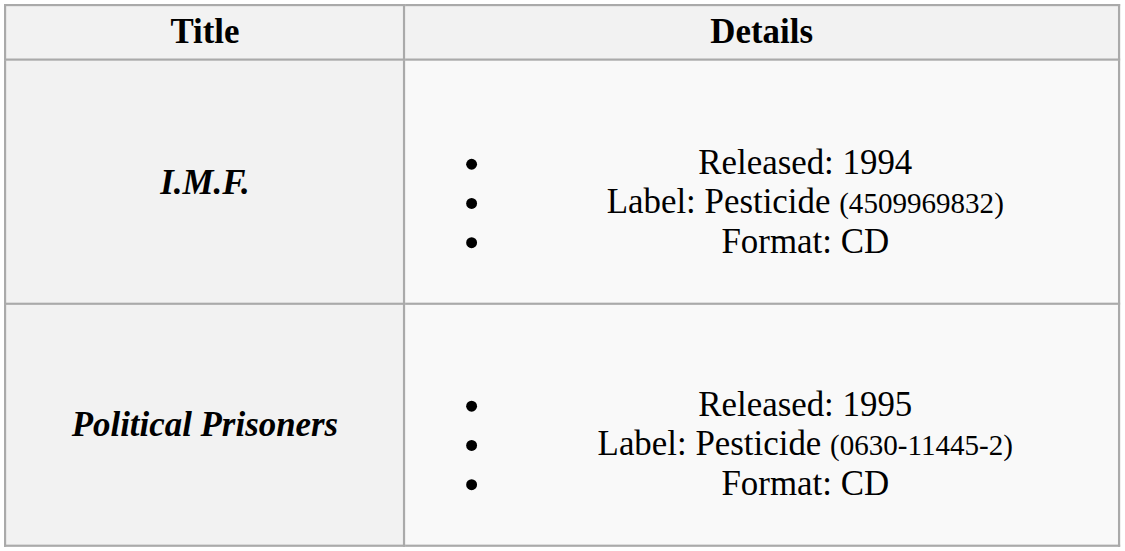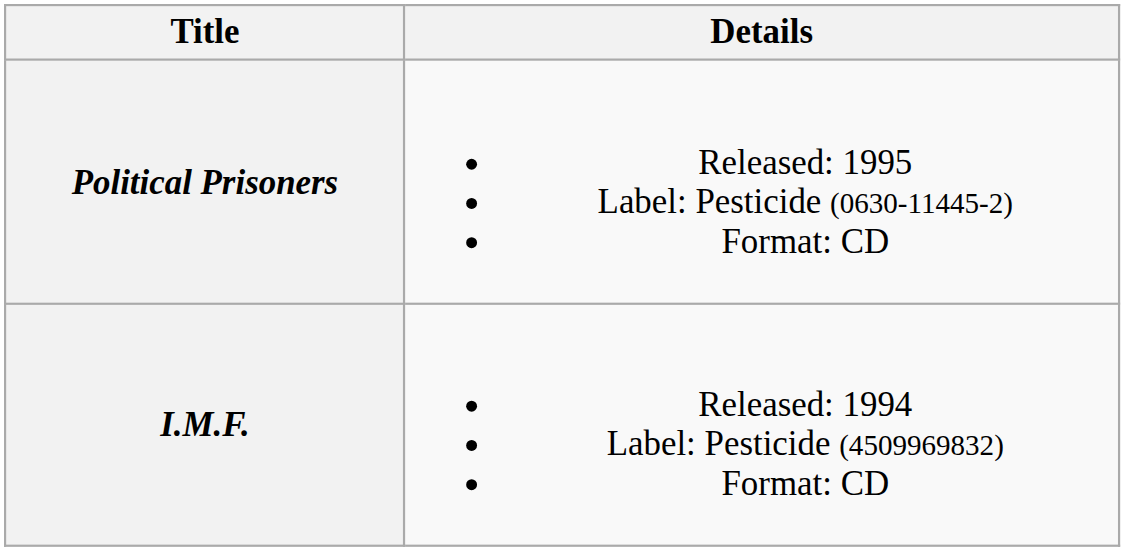rows swapped: (205, 181) <-> (205, 424)
